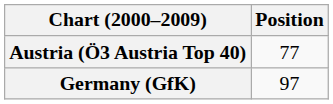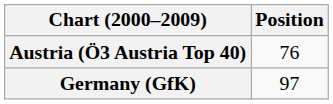(290, 51) 77 -> (290, 51) 76
